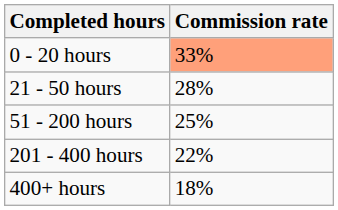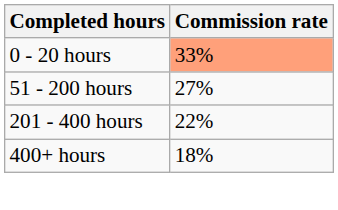- row: (66, 88)
(194, 121) 25% -> (194, 88) 27%
